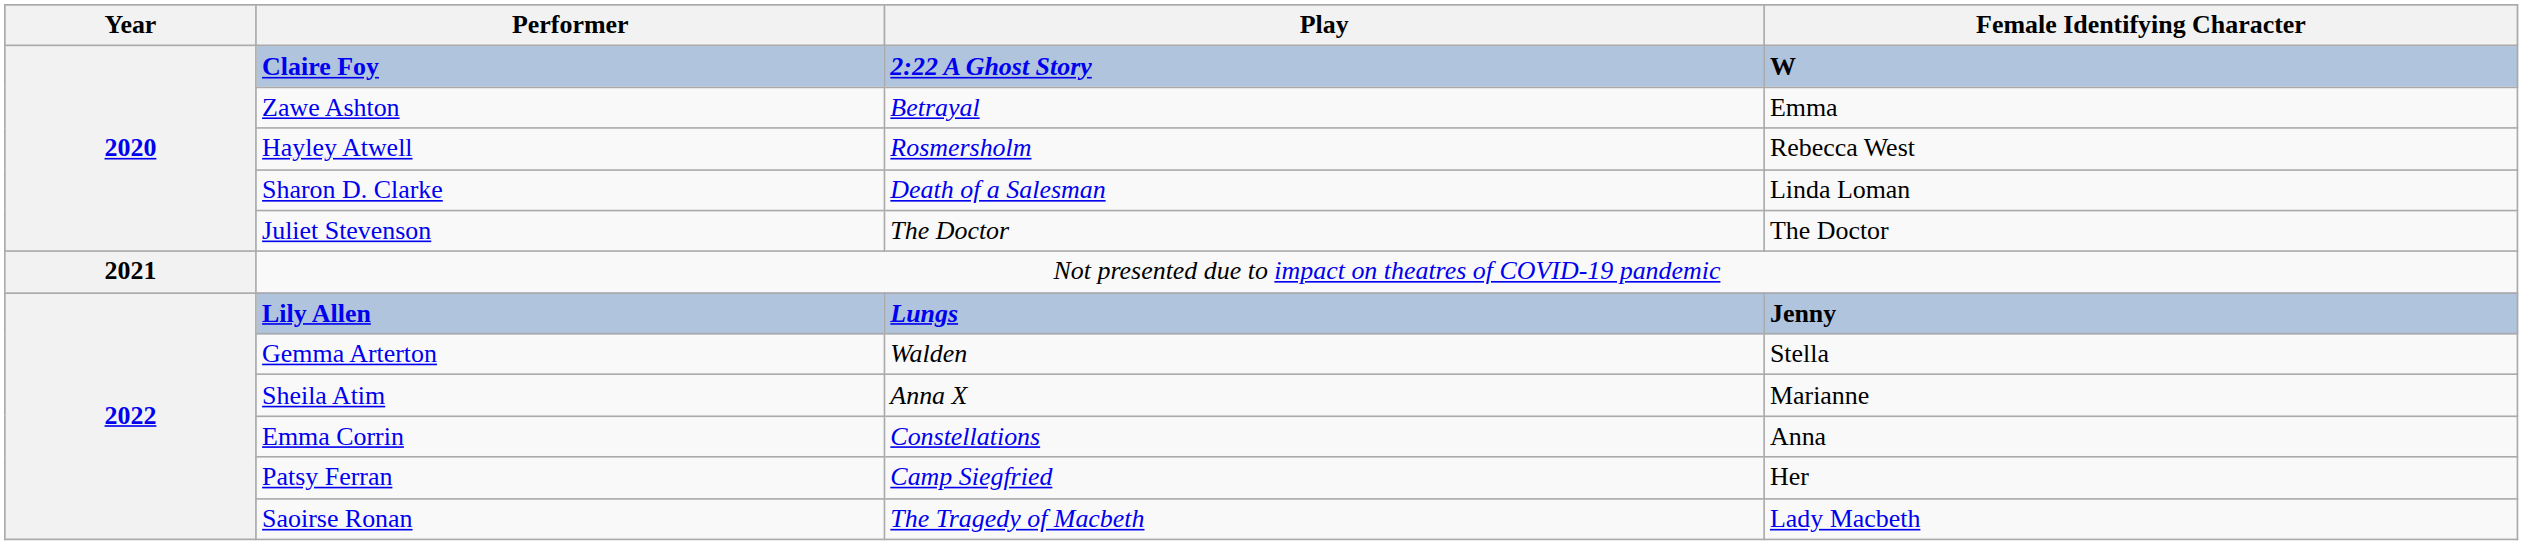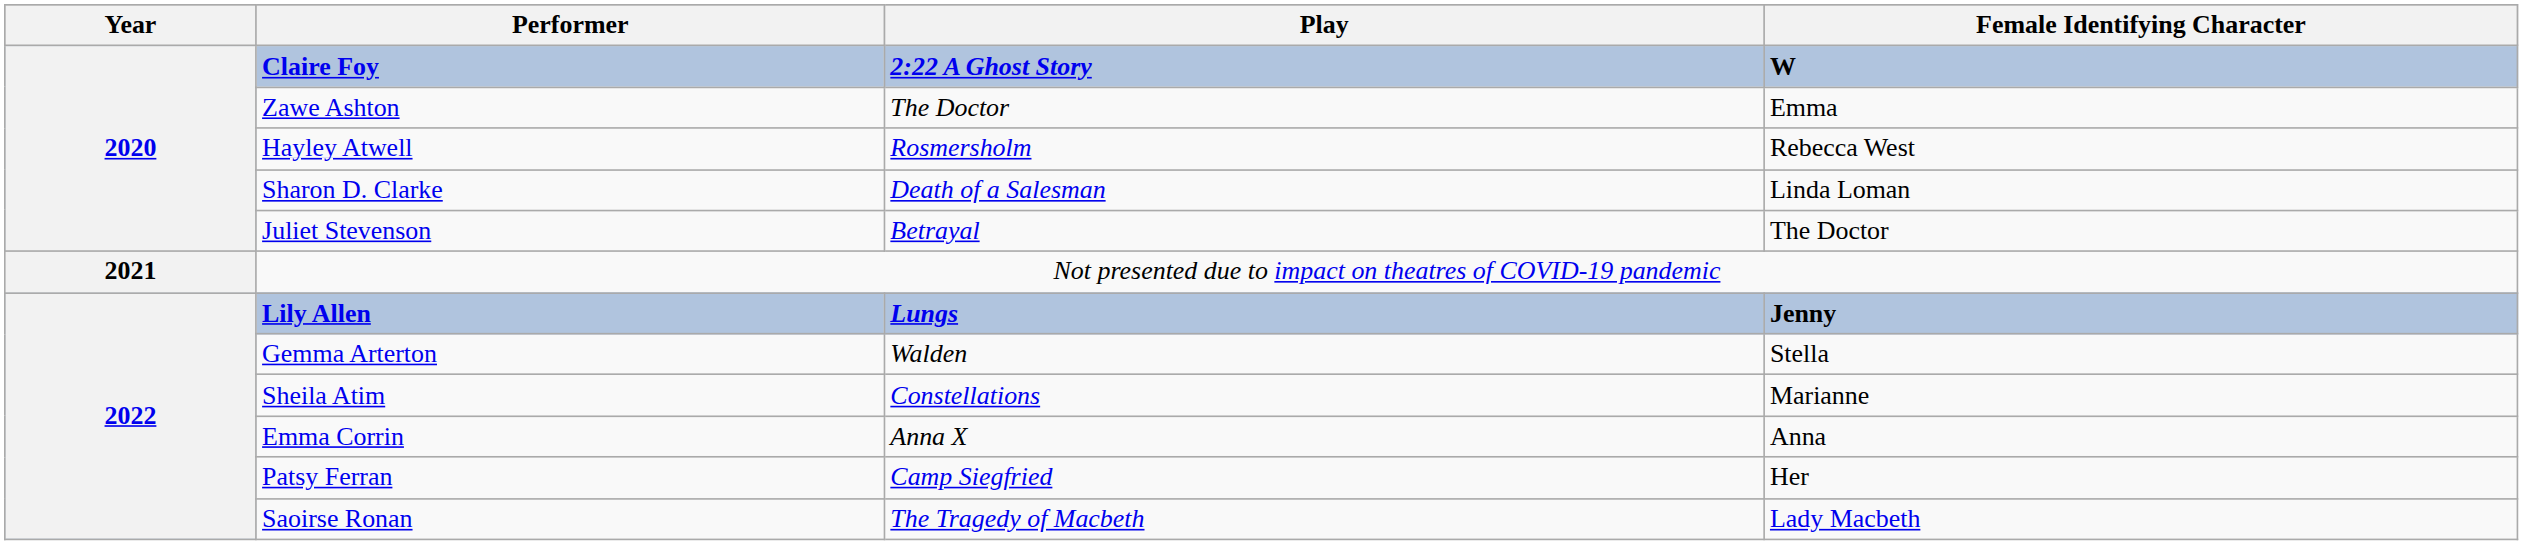(935, 107) Betrayal -> (950, 107) The Doctor
(950, 230) The Doctor -> (935, 230) Betrayal
(929, 395) Anna X -> (965, 395) Constellations
(965, 436) Constellations -> (929, 436) Anna X
